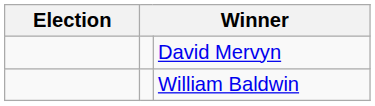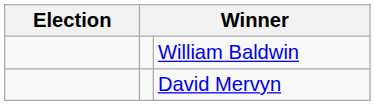rows swapped: (228, 84) <-> (220, 52)
